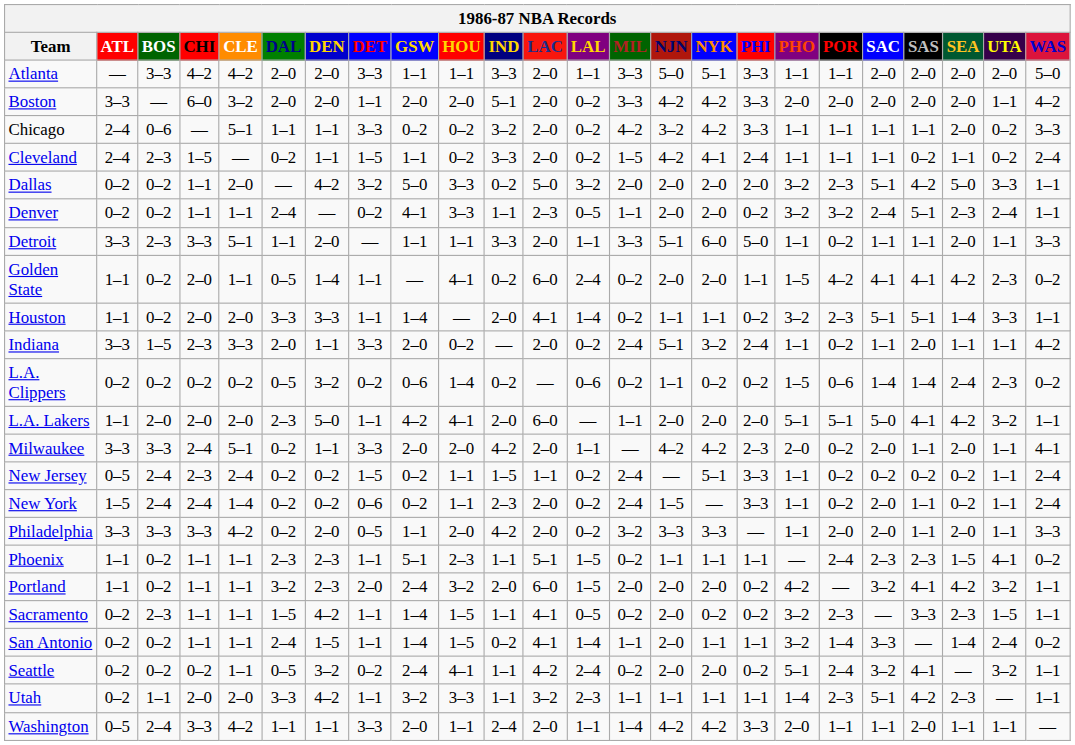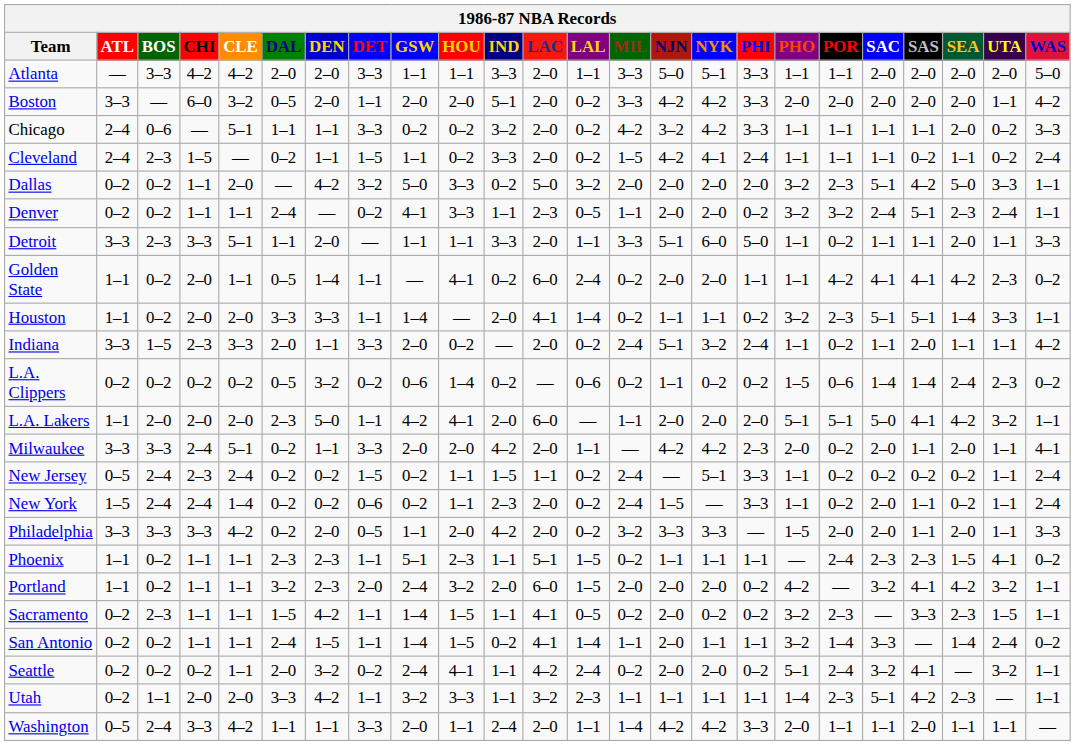(283, 102) 2–0 -> (283, 102) 0–5
(797, 278) 1–5 -> (797, 278) 1–1
(797, 531) 1–1 -> (797, 531) 1–5
(283, 670) 0–5 -> (283, 670) 2–0
